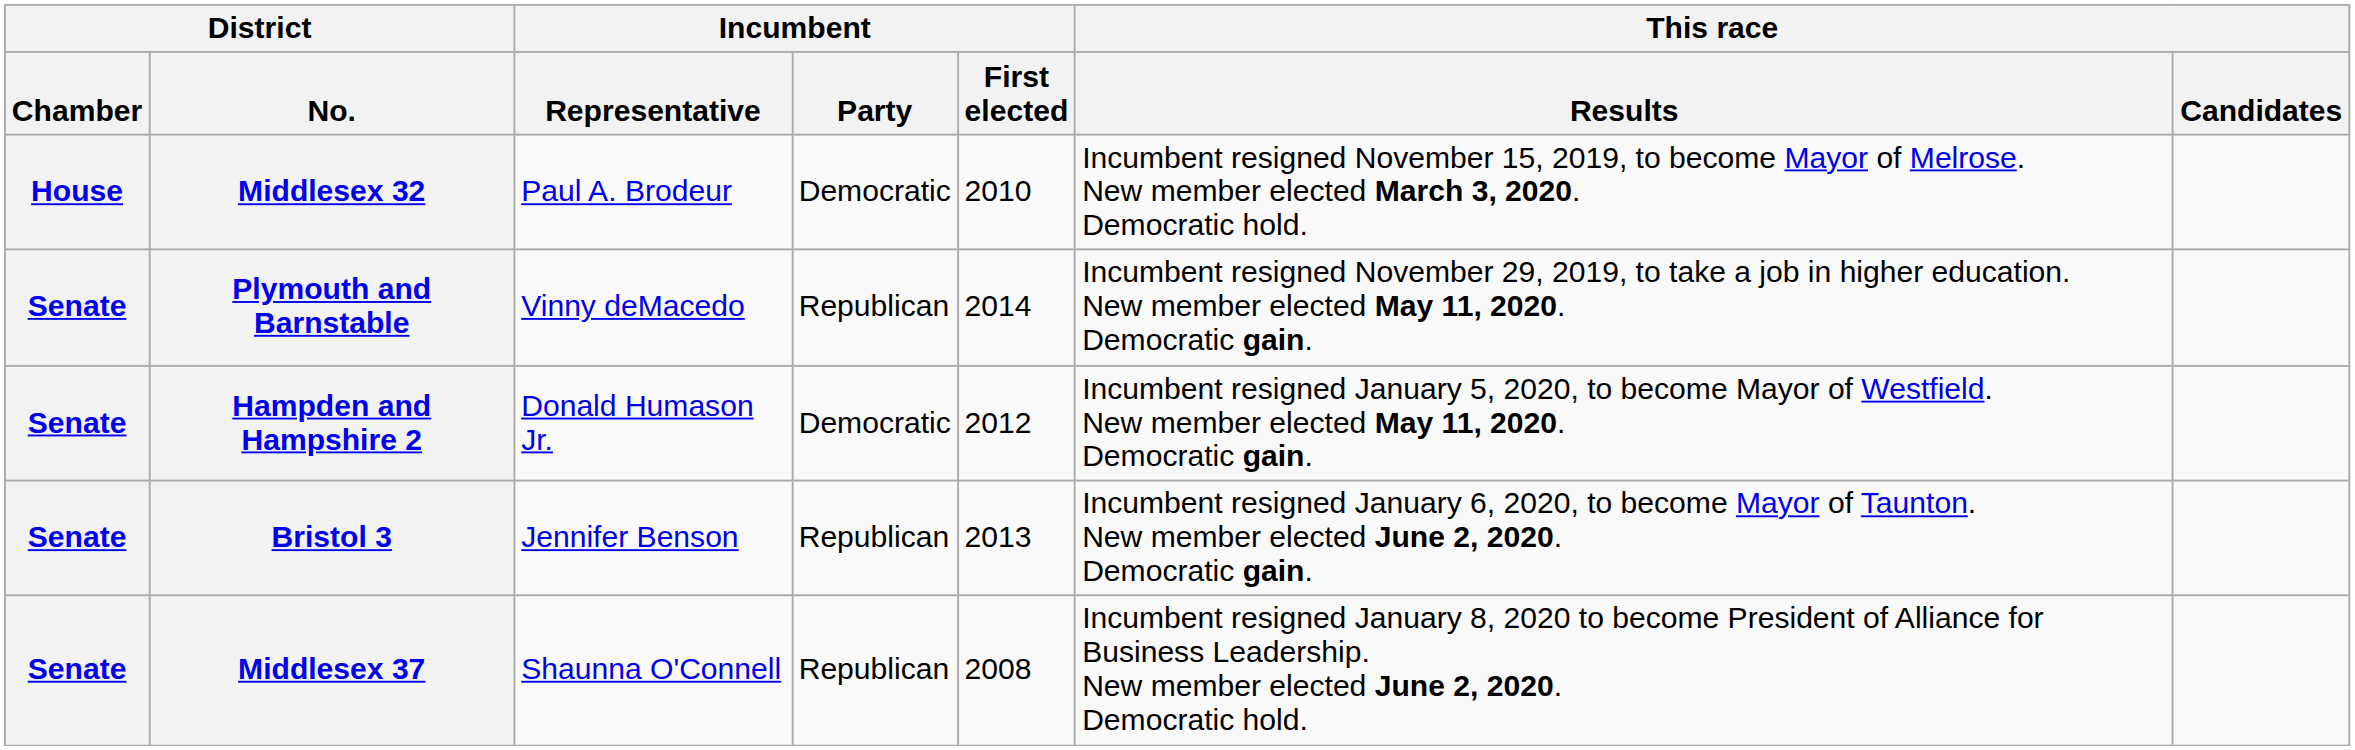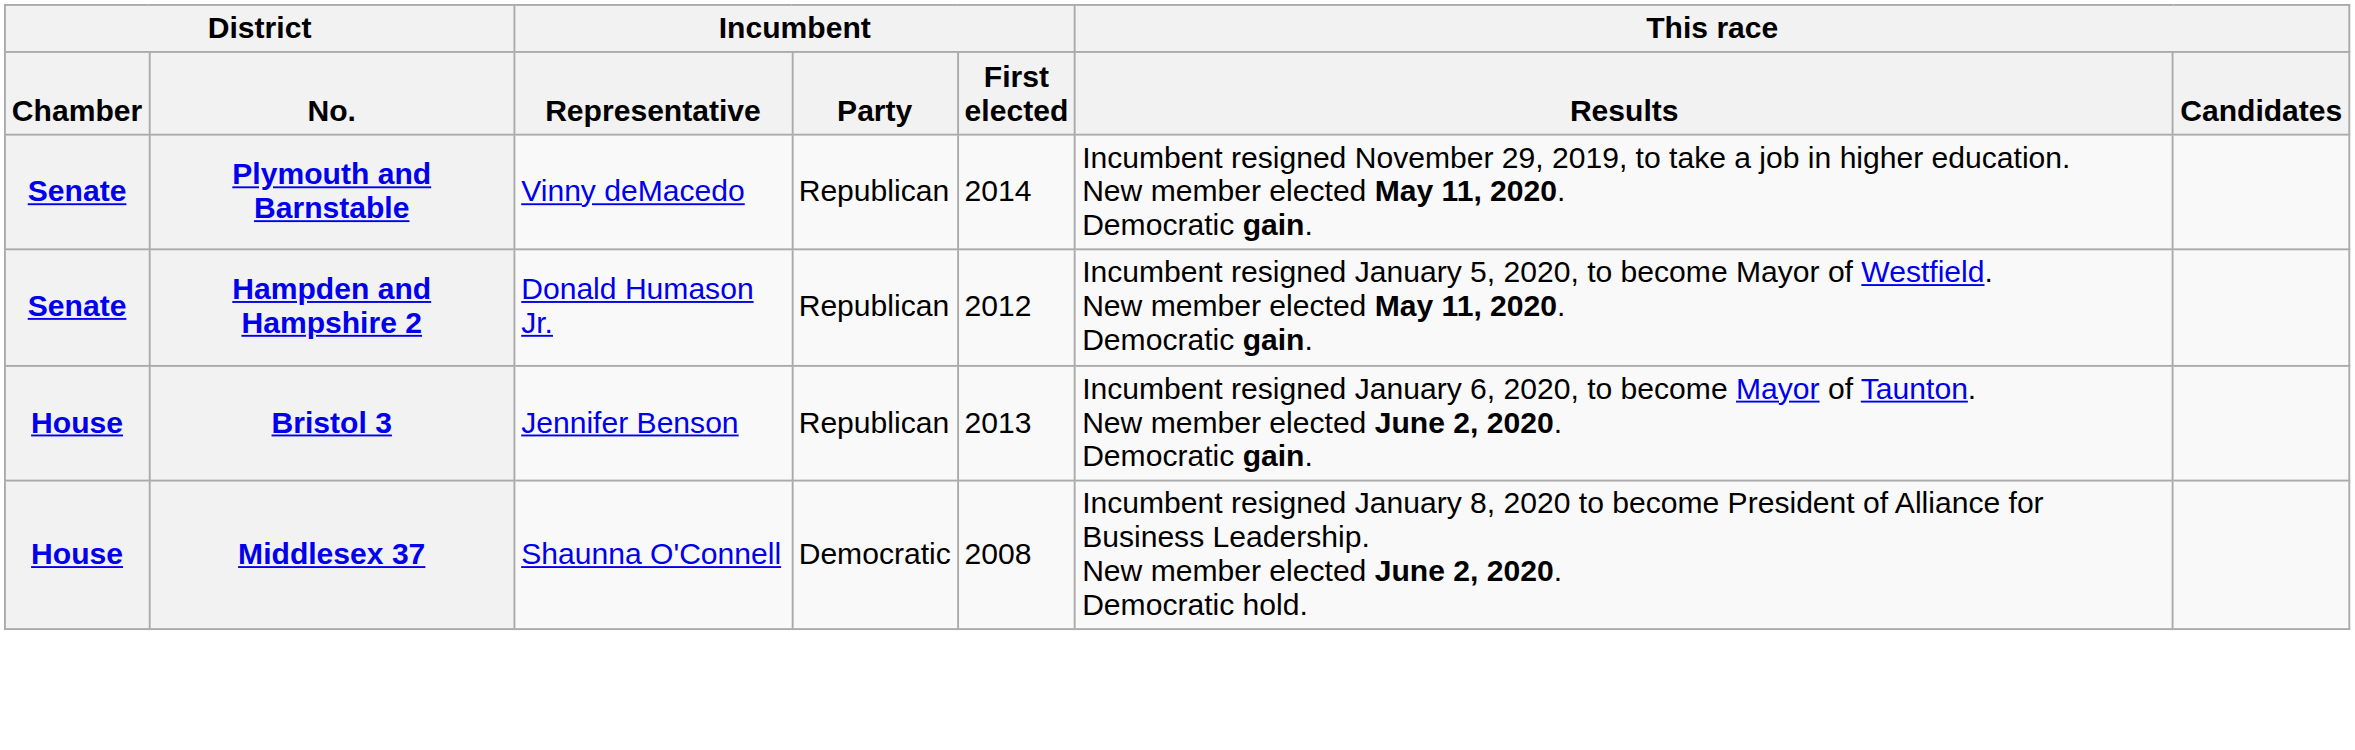- row: (332, 191)
(875, 422) Democratic -> (874, 306) Republican
(77, 537) Senate -> (77, 422) House
(77, 669) Senate -> (77, 554) House
(874, 669) Republican -> (875, 554) Democratic
